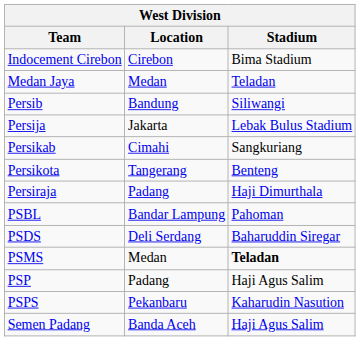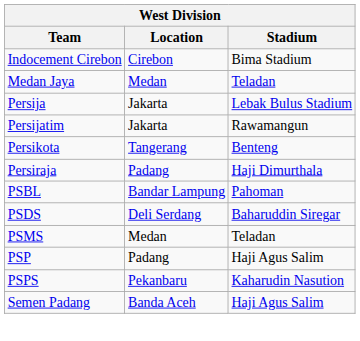- row: (25, 103)
+ row: (36, 125)
- row: (32, 147)
(255, 258) bold -> (253, 236) normal
